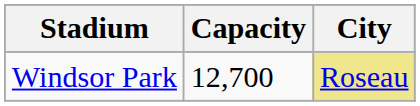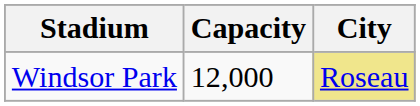(232, 76) 12,700 -> (232, 76) 12,000
